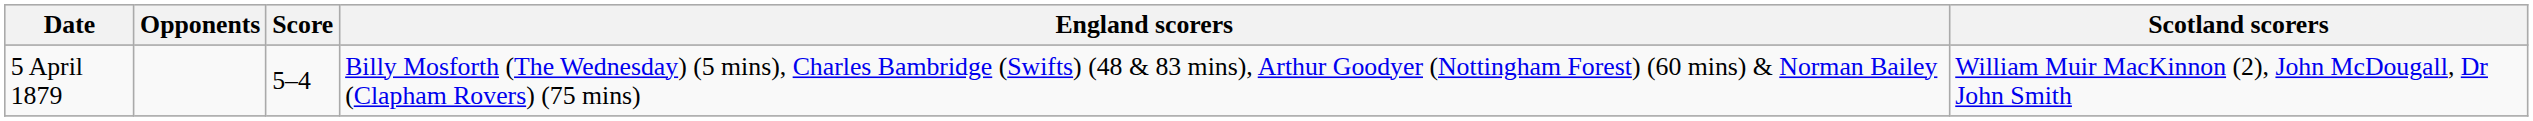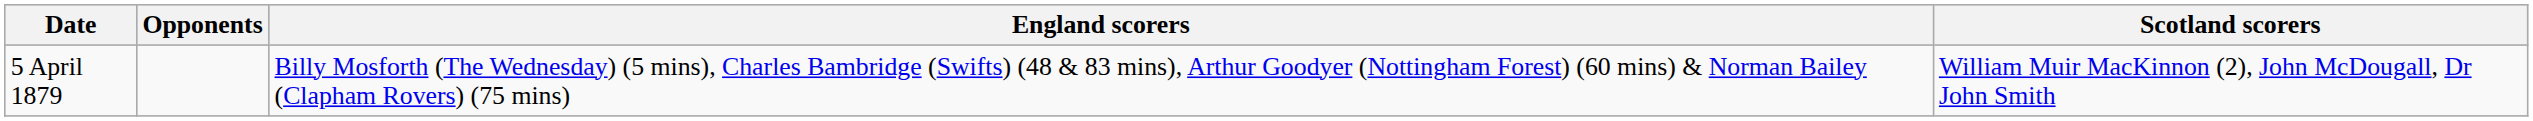- column: (303, 24)
